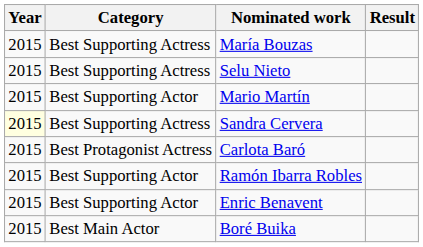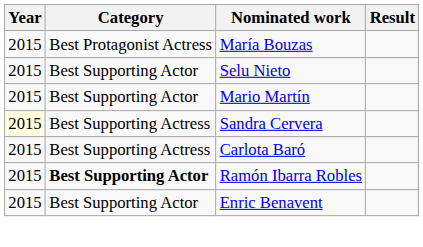(130, 44) Best Supporting Actress -> (131, 44) Best Protagonist Actress
(130, 70) Best Supporting Actress -> (124, 70) Best Supporting Actor
(131, 149) Best Protagonist Actress -> (130, 149) Best Supporting Actress
(124, 176) normal -> (129, 176) bold
- row: (258, 228)
